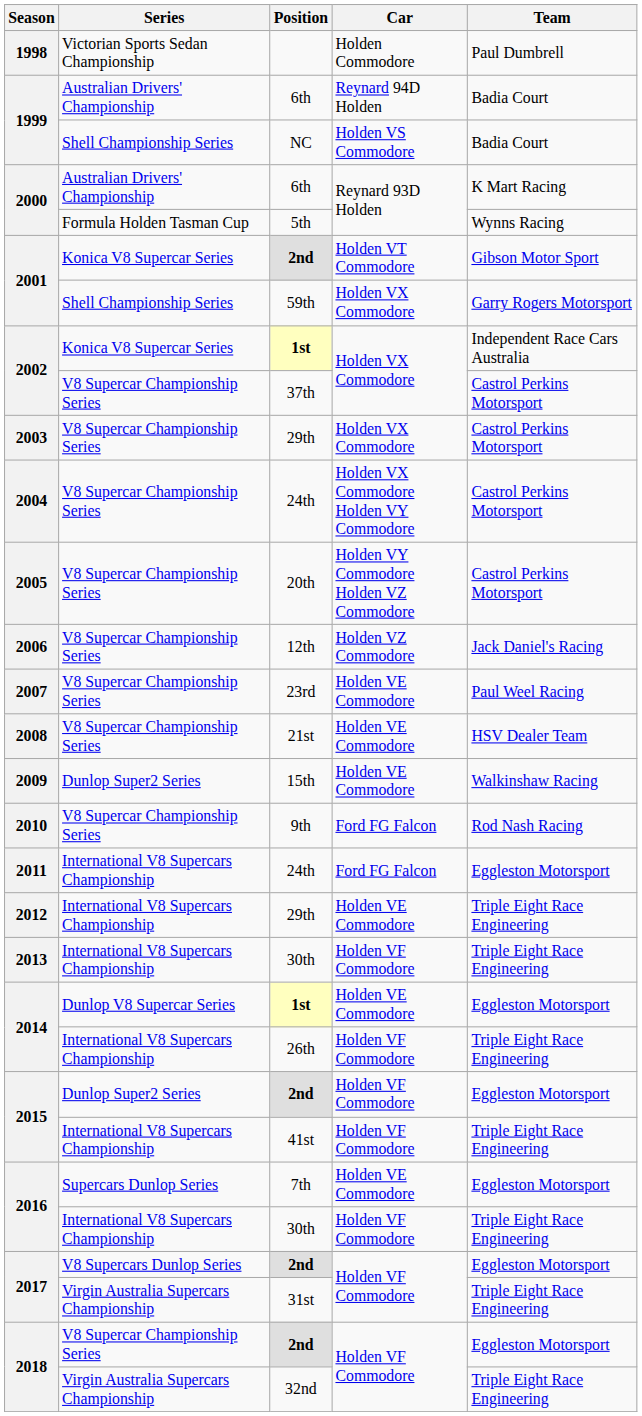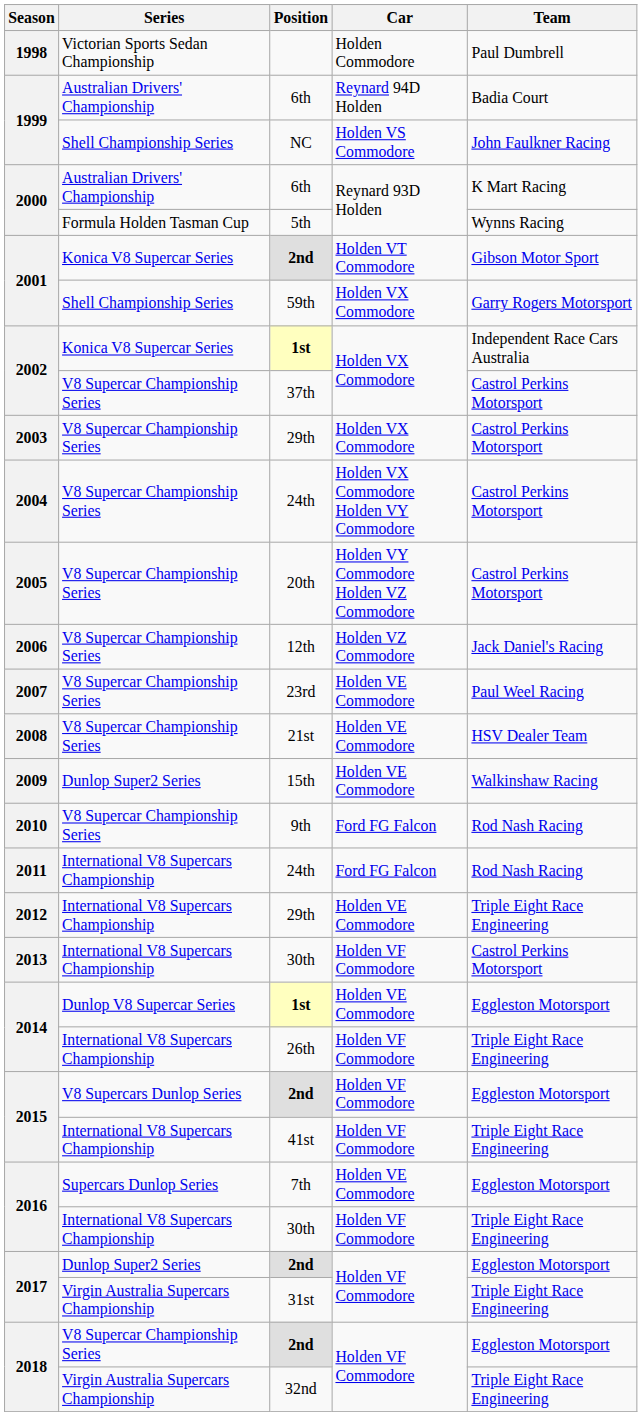(510, 142) Badia Court -> (541, 142) John Faulkner Racing
(541, 870) Eggleston Motorsport -> (527, 870) Rod Nash Racing
(527, 960) Triple Eight Race Engineering -> (520, 960) Castrol Perkins Motorsport
(131, 1094) Dunlop Super2 Series -> (152, 1094) V8 Supercars Dunlop Series
(152, 1264) V8 Supercars Dunlop Series -> (131, 1264) Dunlop Super2 Series
